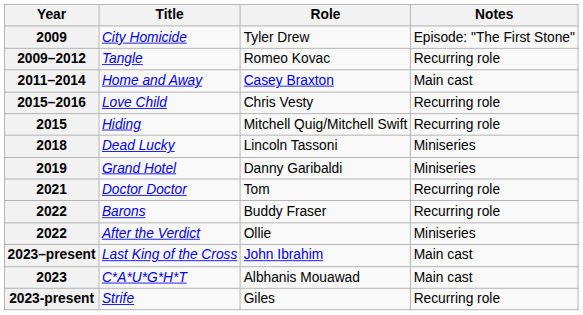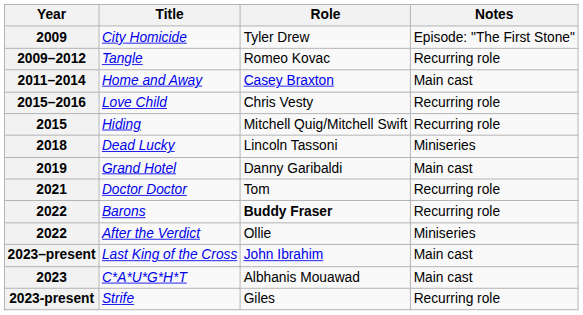(445, 168) Miniseries -> (443, 168) Main cast
(285, 211) normal -> (288, 211) bold
